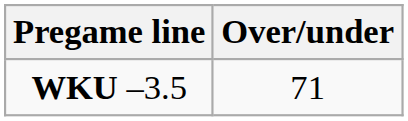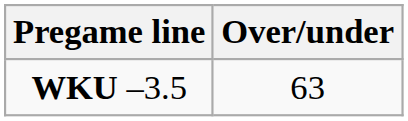(308, 86) 71 -> (308, 86) 63
